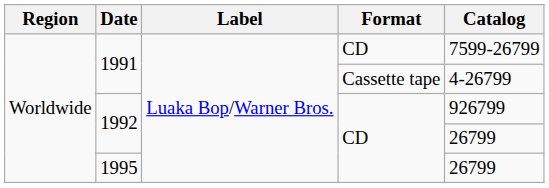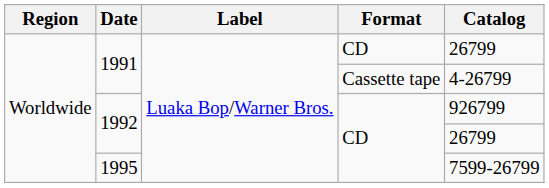(494, 49) 7599-26799 -> (472, 49) 26799
(472, 167) 26799 -> (494, 167) 7599-26799
